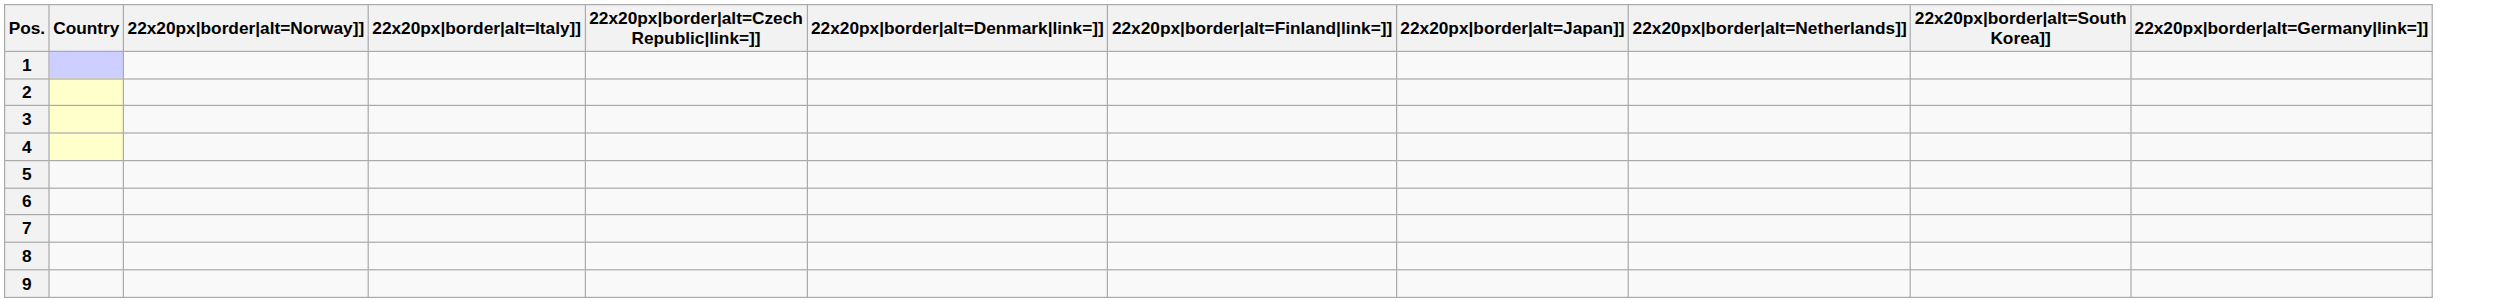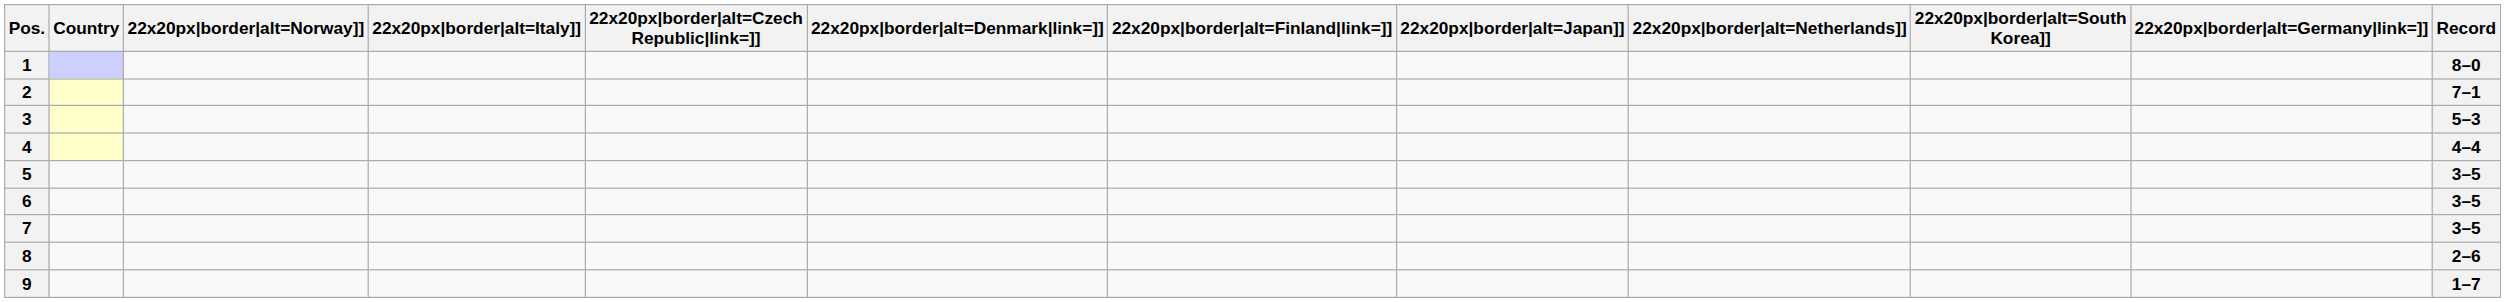+ column: (2466, 28)
